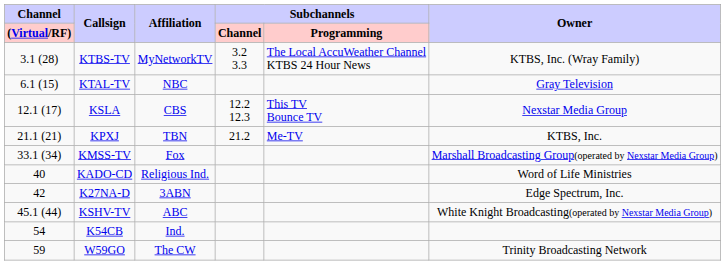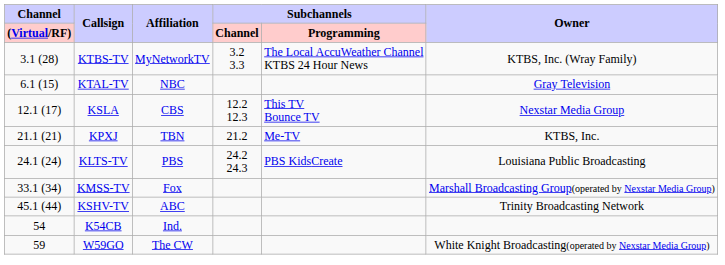+ row: (103, 161)
- row: (105, 174)
- row: (105, 193)
(575, 212) White Knight Broadcasting(operated by Nexstar Media Group) -> (572, 206) Trinity Broadcasting Network
(575, 250) Trinity Broadcasting Network -> (572, 244) White Knight Broadcasting(operated by Nexstar Media Group)
